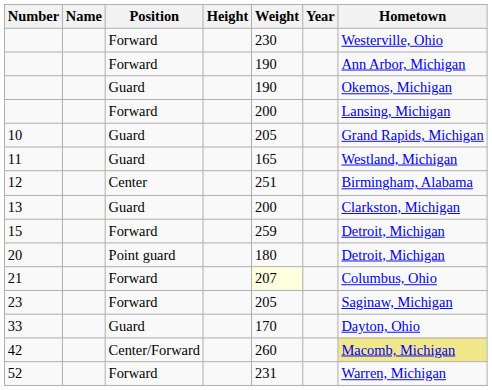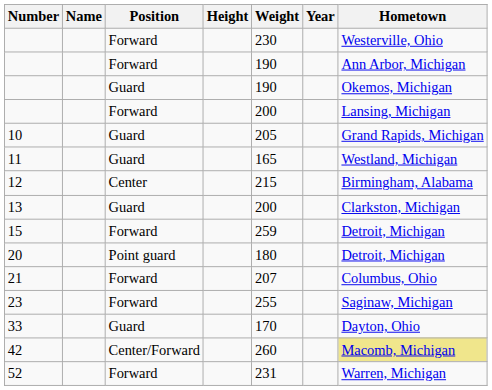(266, 183) 251 -> (266, 183) 215
(266, 278) lightyellow background -> (266, 278) no background
(266, 302) 205 -> (266, 302) 255
